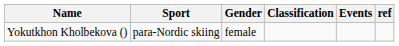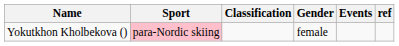columns swapped: (243, 13) <-> (300, 13)
(176, 31) no background -> (176, 31) pink background
